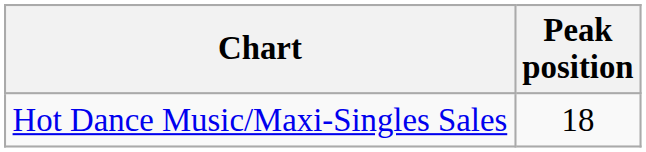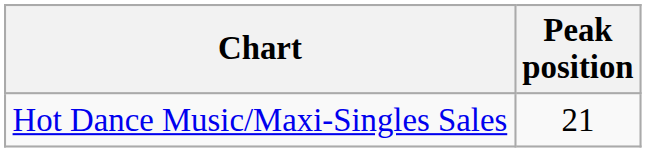(578, 119) 18 -> (578, 119) 21
